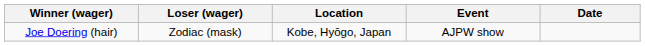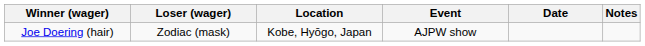+ column: (621, 13)
